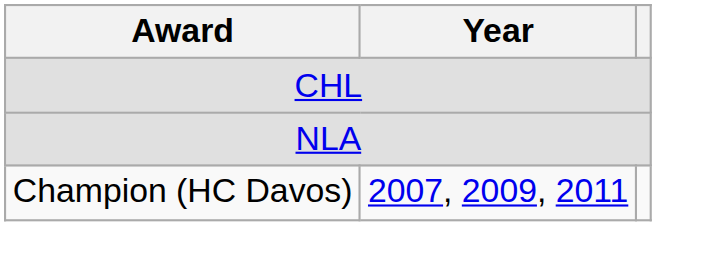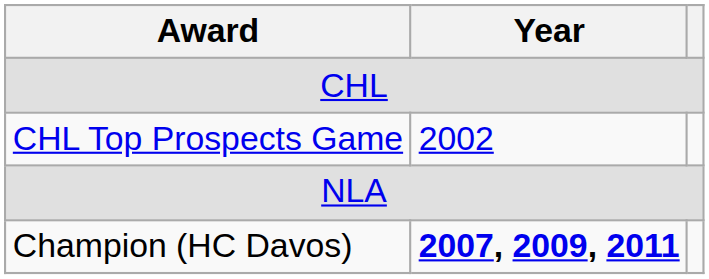+ row: (208, 138)
(498, 191) normal -> (549, 245) bold
